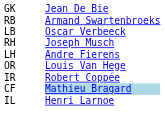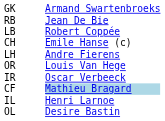(77, 9) Jean De Bie -> (103, 9) Armand Swartenbroeks
(103, 20) Armand Swartenbroeks -> (77, 20) Jean De Bie
(85, 32) Oscar Verbeeck -> (83, 32) Robert Coppée
- row: (10, 43)
+ row: (10, 43)
(83, 78) Robert Coppée -> (85, 78) Oscar Verbeeck
+ row: (10, 112)
